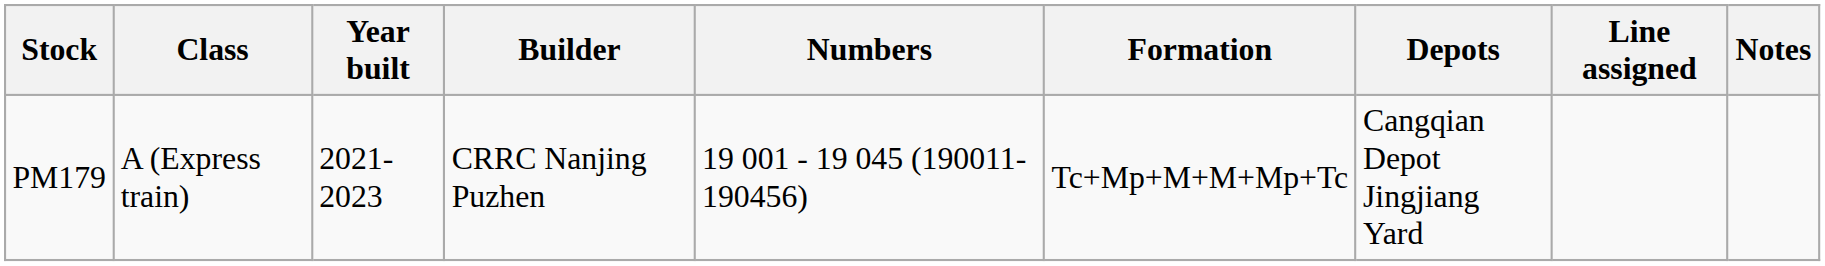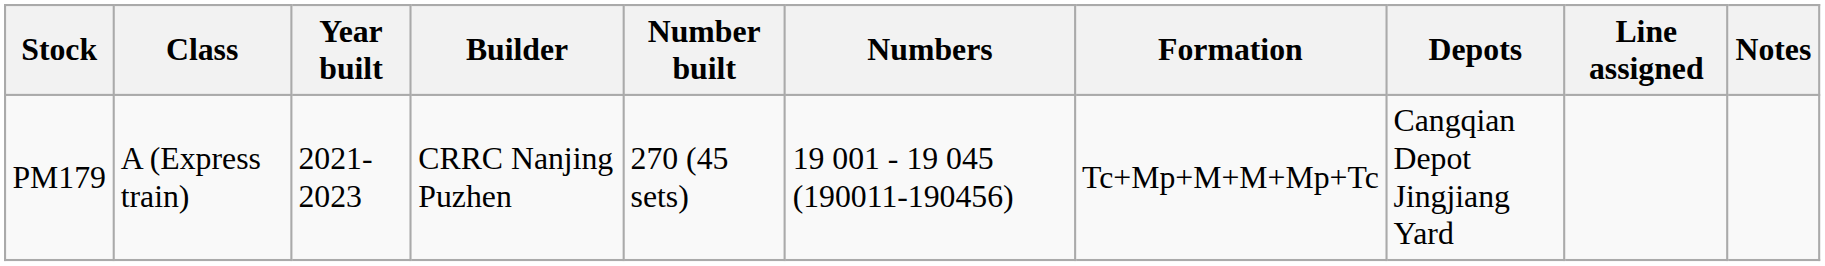+ column: (704, 49)
